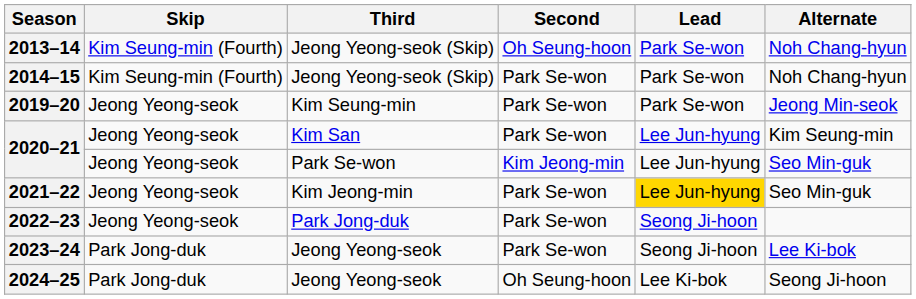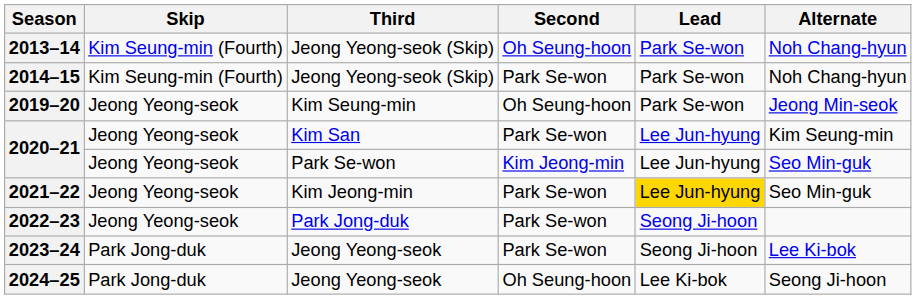(555, 105) Park Se-won -> (567, 105) Oh Seung-hoon
